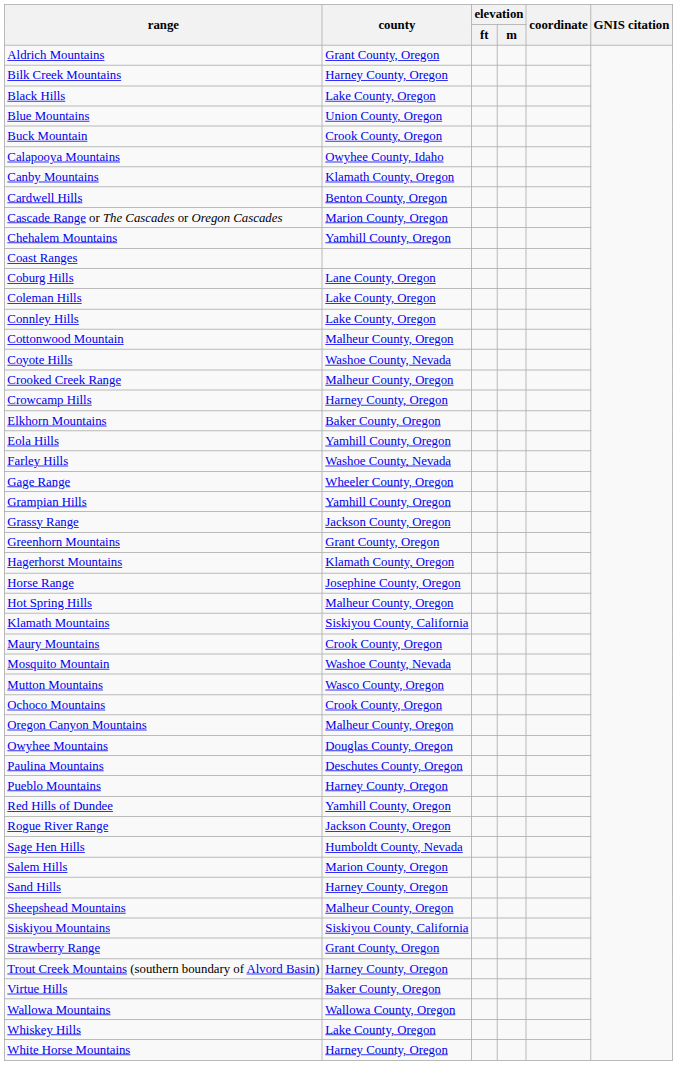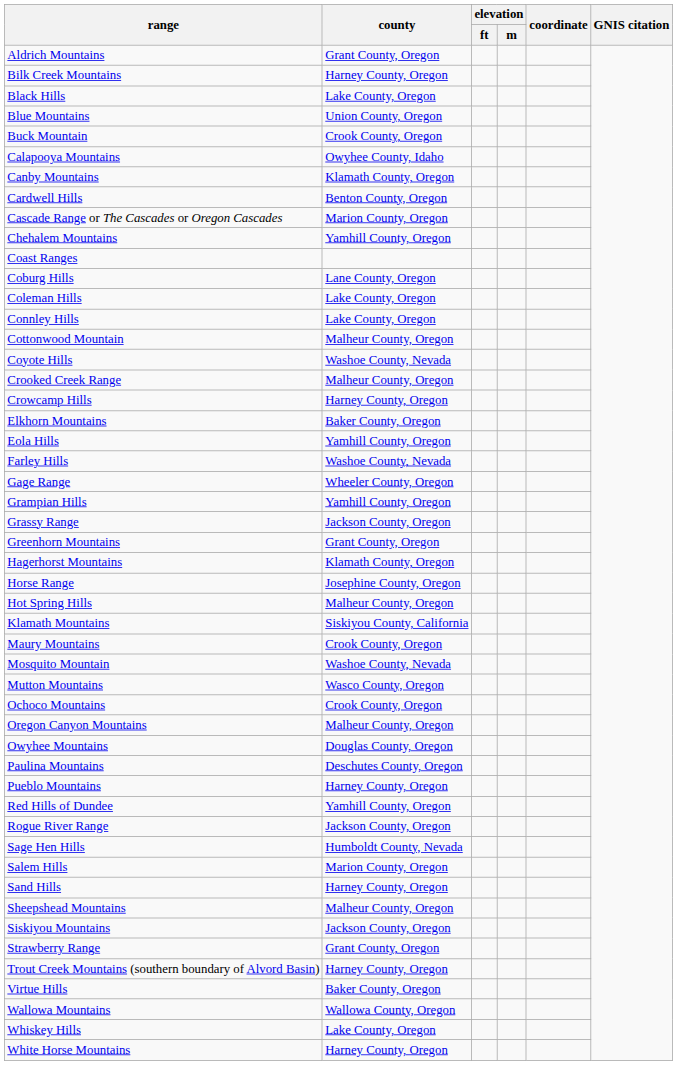(397, 928) Siskiyou County, California -> (388, 928) Jackson County, Oregon
